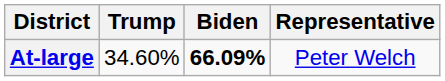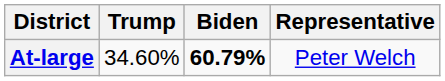(227, 57) 66.09% -> (227, 57) 60.79%
